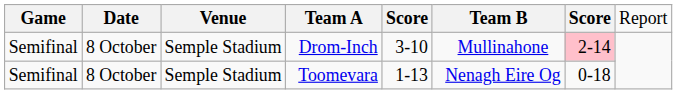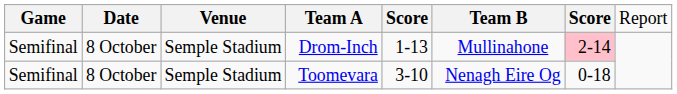(407, 46) 3-10 -> (407, 46) 1-13
(407, 74) 1-13 -> (407, 74) 3-10
